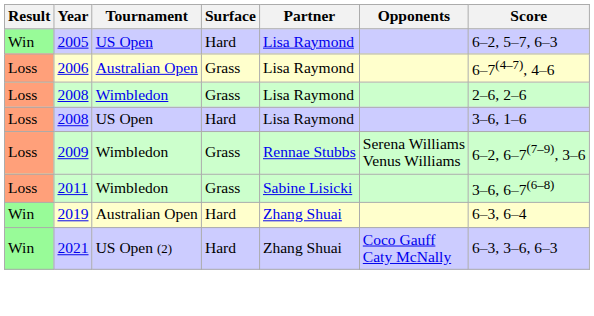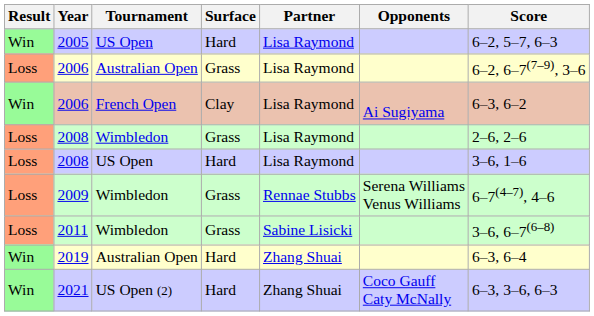(513, 68) 6–7(4–7), 4–6 -> (529, 68) 6–2, 6–7(7–9), 3–6
+ row: (73, 103)
(529, 152) 6–2, 6–7(7–9), 3–6 -> (513, 194) 6–7(4–7), 4–6
